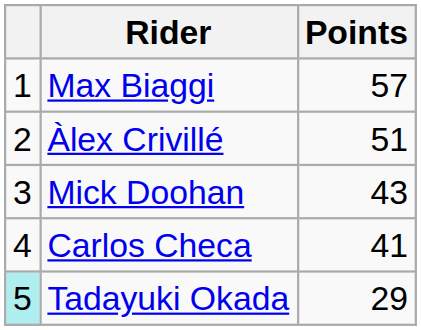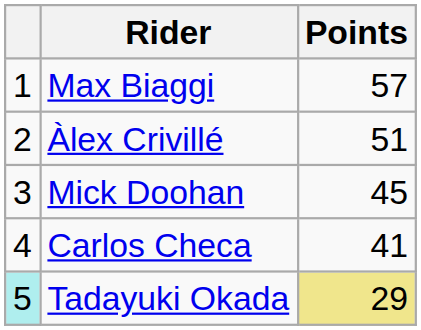(389, 192) 43 -> (389, 192) 45
(389, 299) no background -> (389, 299) khaki background
